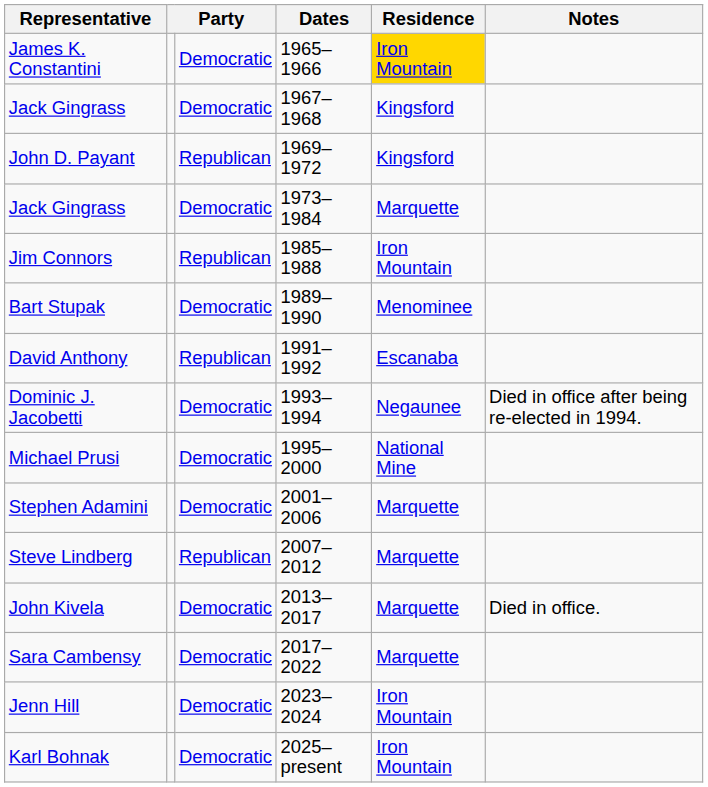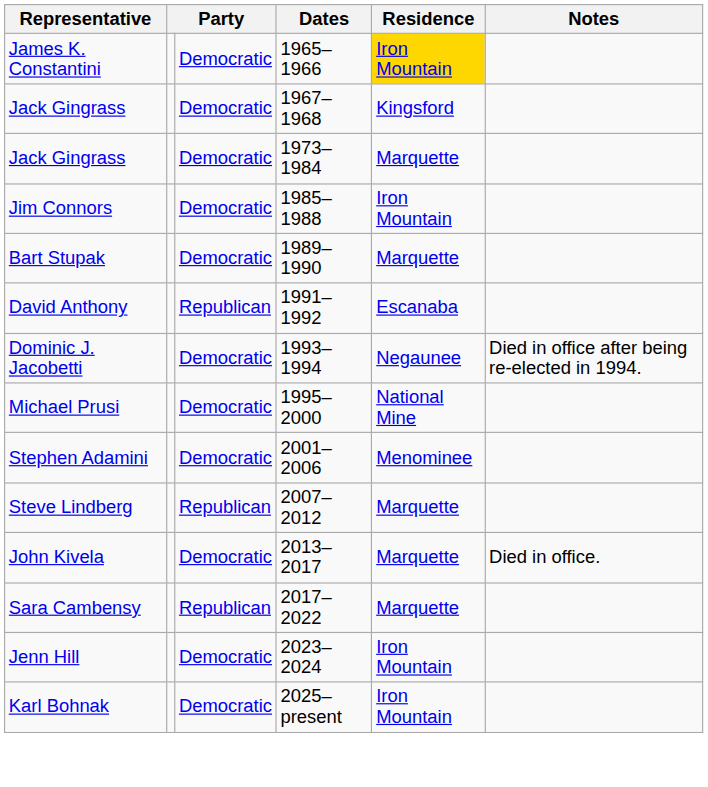- row: (72, 158)
(225, 258) Republican -> (225, 208) Democratic
(424, 308) Menominee -> (418, 258) Marquette
(418, 507) Marquette -> (424, 457) Menominee
(225, 657) Democratic -> (225, 607) Republican
